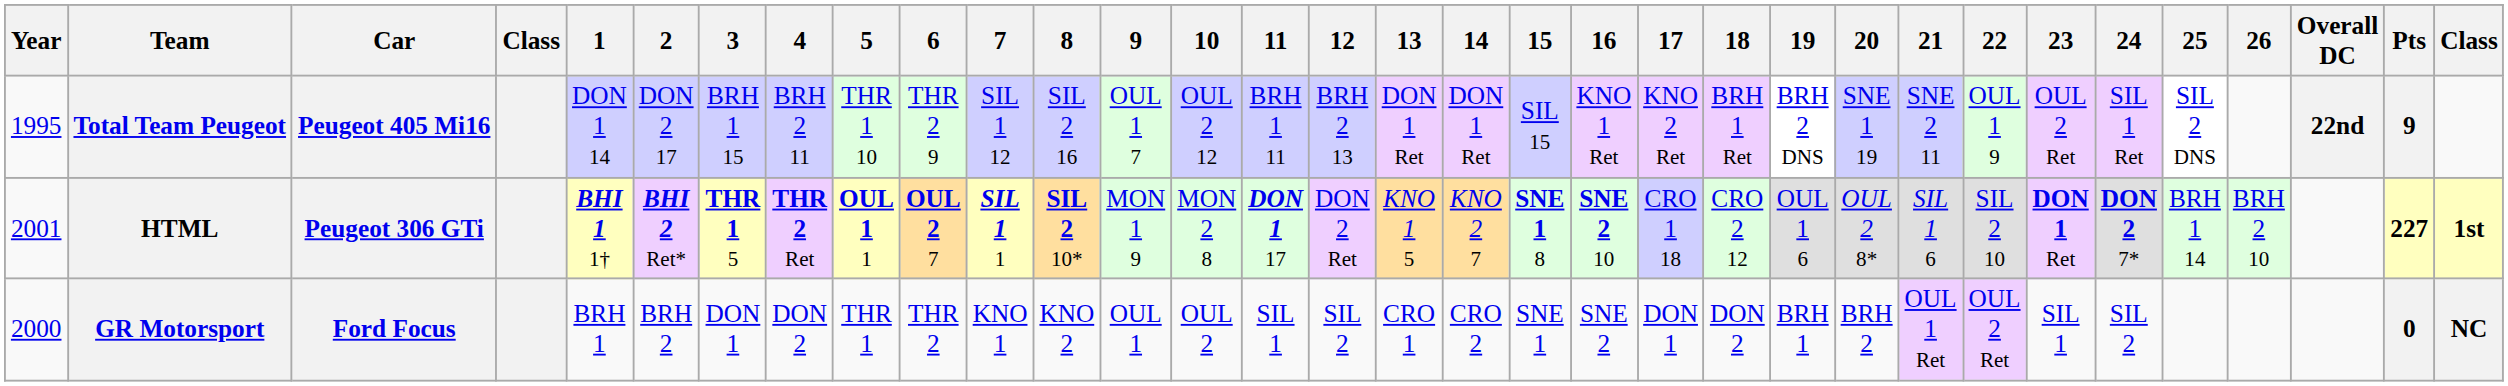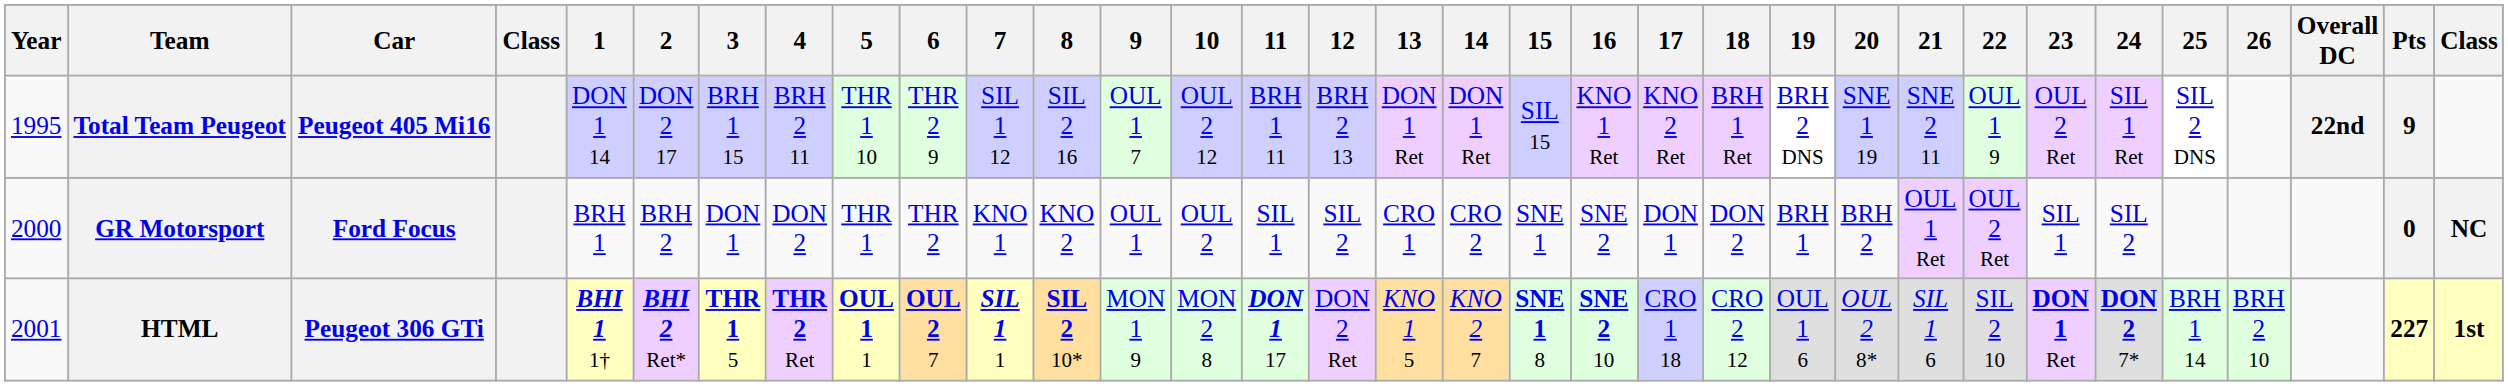rows swapped: (180, 328) <-> (180, 227)
